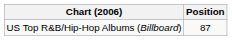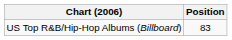(205, 27) 87 -> (205, 27) 83
